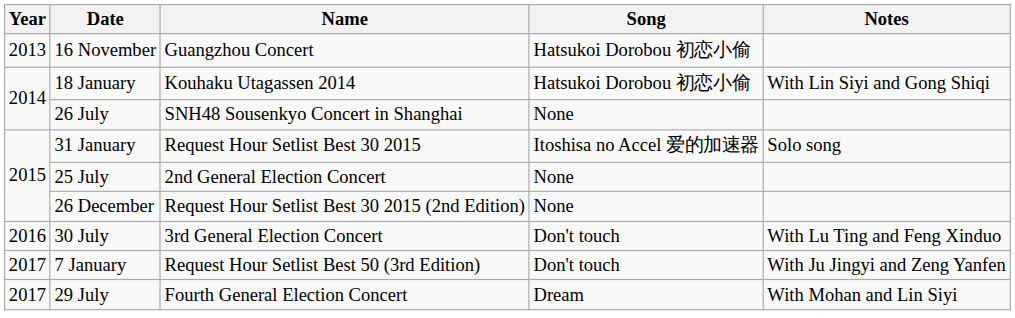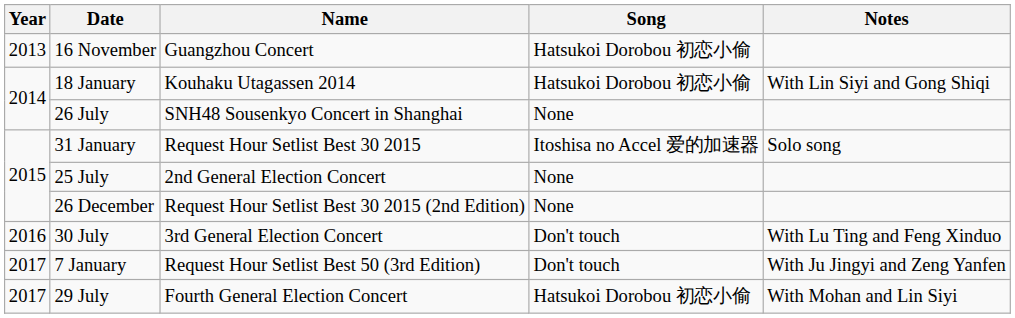(559, 294) Dream -> (642, 295) Hatsukoi Dorobou 初恋小偷
